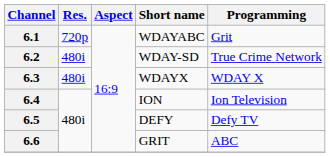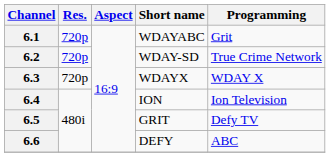(73, 57) 480i -> (75, 57) 720p
(73, 78) 480i -> (75, 78) 720p
(156, 120) DEFY -> (154, 120) GRIT
(154, 141) GRIT -> (156, 141) DEFY
